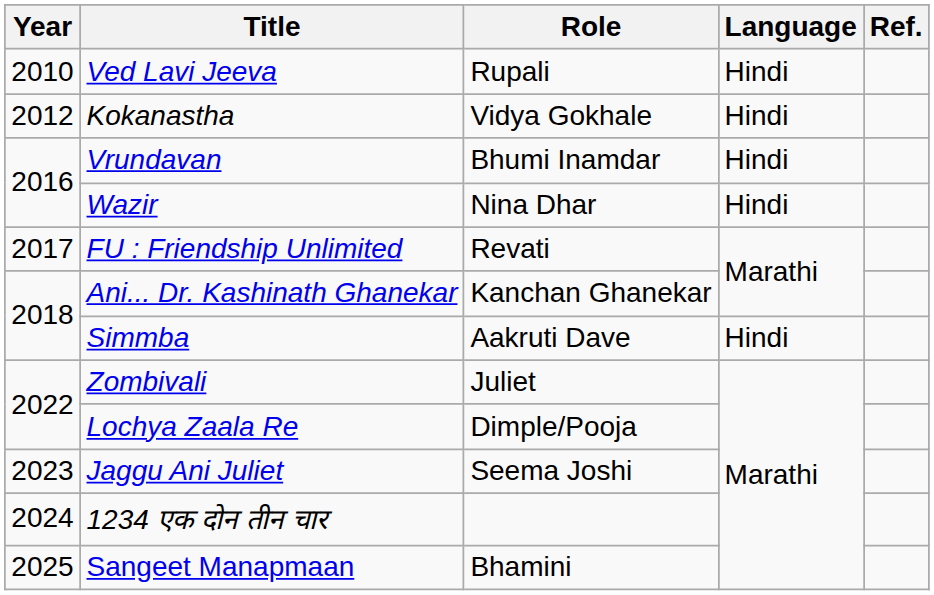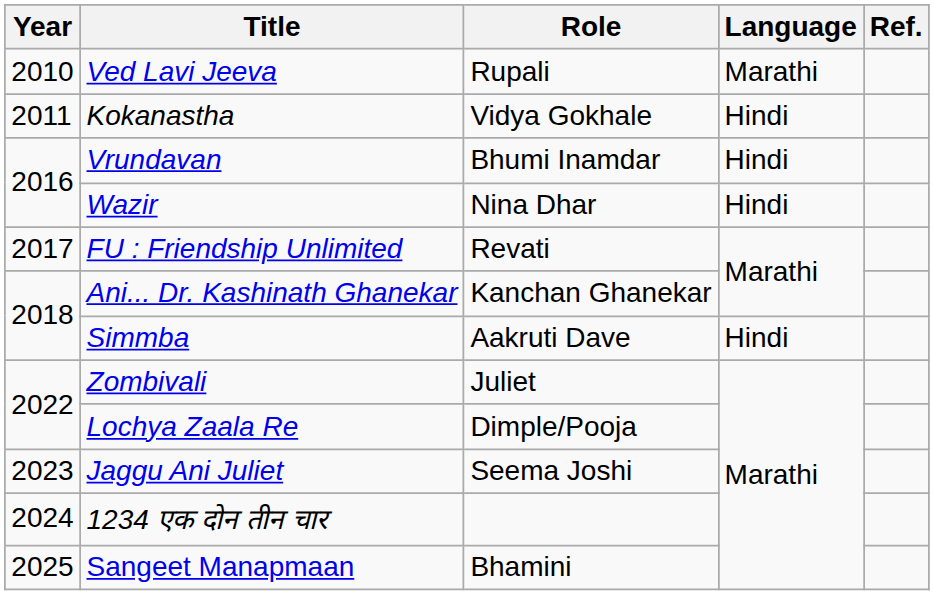(756, 71) Hindi -> (771, 71) Marathi
(42, 115) 2012 -> (41, 115) 2011
